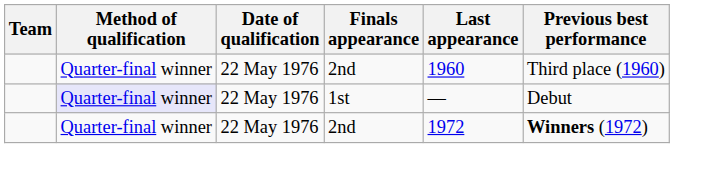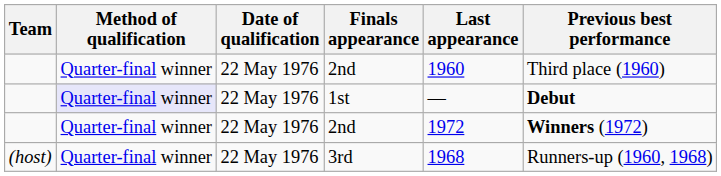(549, 98) normal -> (551, 98) bold
+ row: (30, 156)
